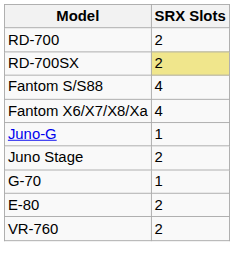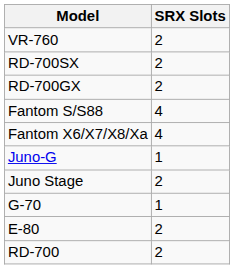rows swapped: (34, 39) <-> (33, 228)
(159, 63) khaki background -> (159, 63) no background
+ row: (44, 87)
